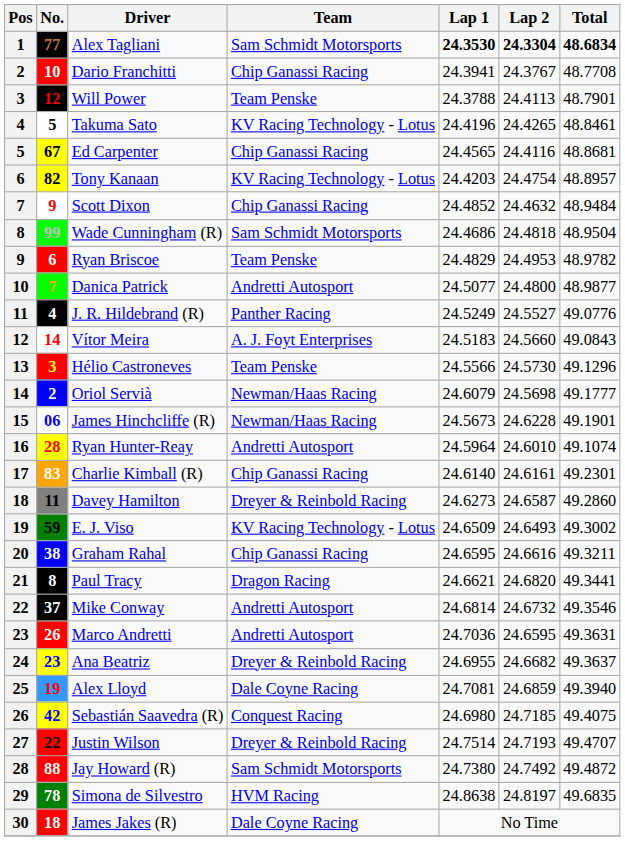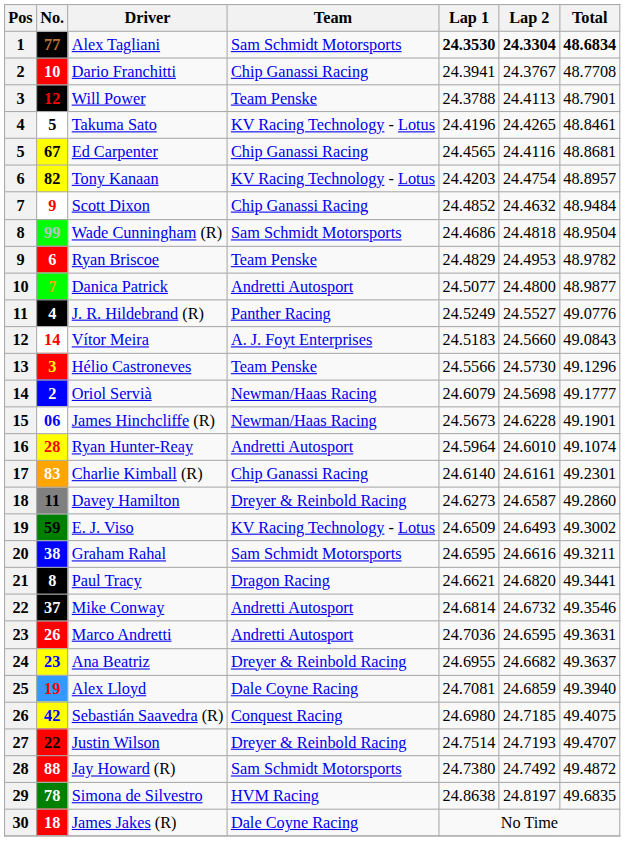(300, 554) Chip Ganassi Racing -> (316, 554) Sam Schmidt Motorsports
